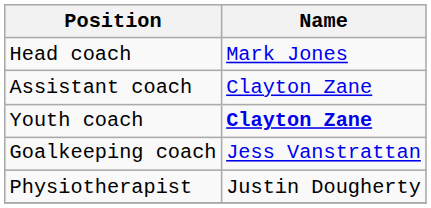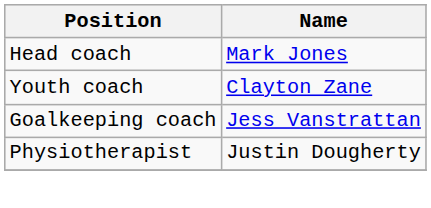- row: (101, 87)
(299, 120) bold -> (299, 87) normal
